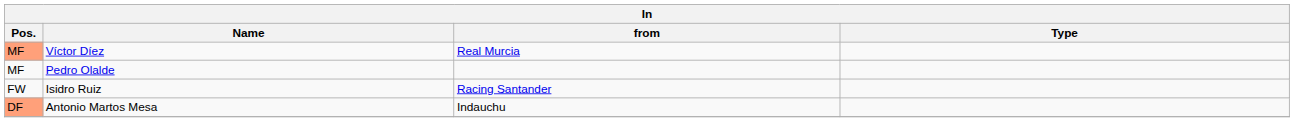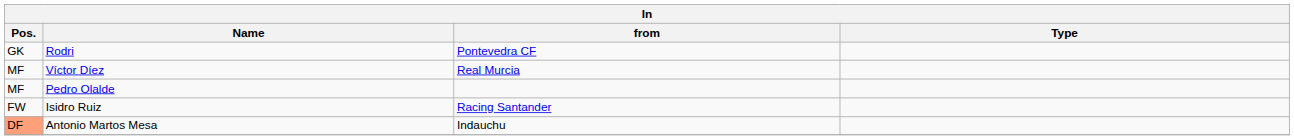+ row: (60, 51)
(16, 51) lightsalmon background -> (16, 70) no background
